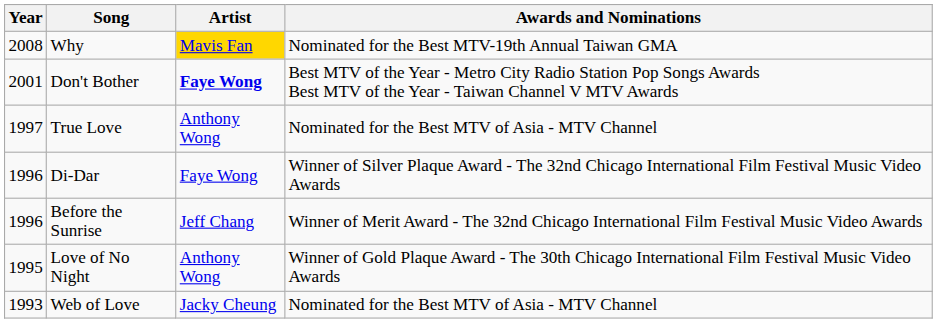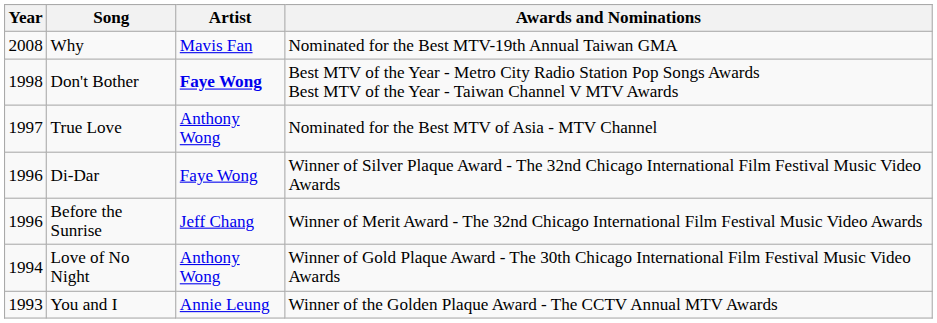(216, 45) gold background -> (216, 45) no background
(26, 82) 2001 -> (26, 82) 1998
(26, 267) 1995 -> (26, 267) 1994
+ row: (84, 304)
- row: (95, 304)
